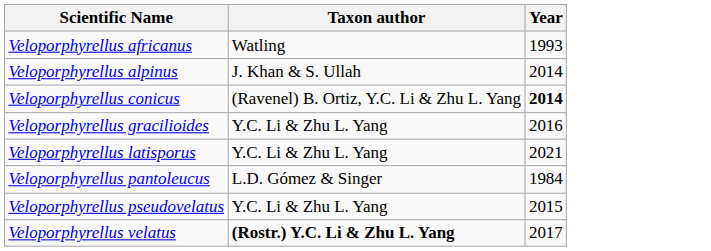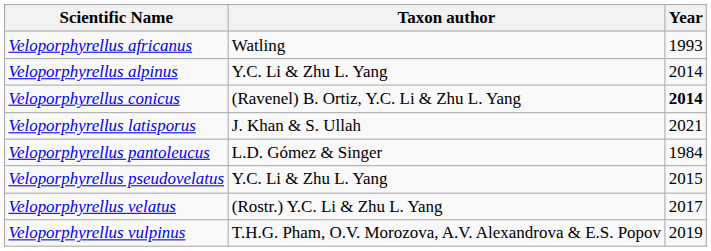(296, 71) J. Khan & S. Ullah -> (310, 71) Y.C. Li & Zhu L. Yang
- row: (109, 125)
(310, 152) Y.C. Li & Zhu L. Yang -> (296, 125) J. Khan & S. Ullah
(343, 233) bold -> (337, 206) normal
+ row: (97, 233)
